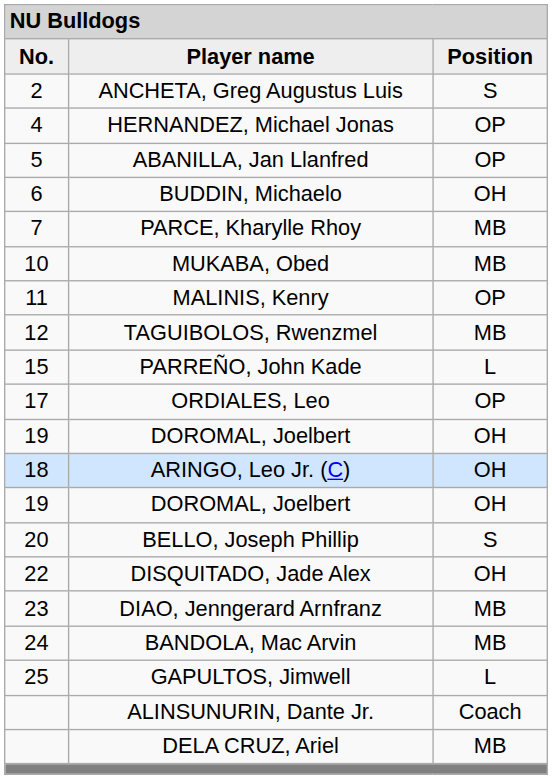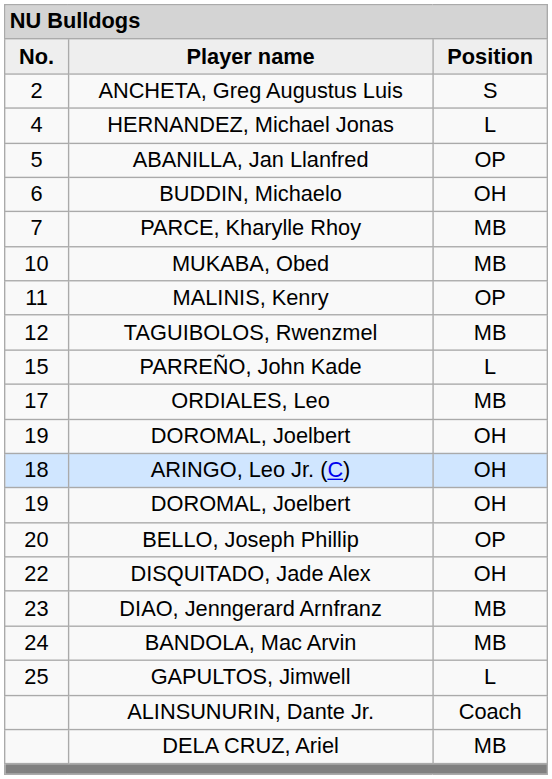(490, 125) OP -> (490, 125) L
(490, 401) OP -> (490, 401) MB
(490, 539) S -> (490, 539) OP
